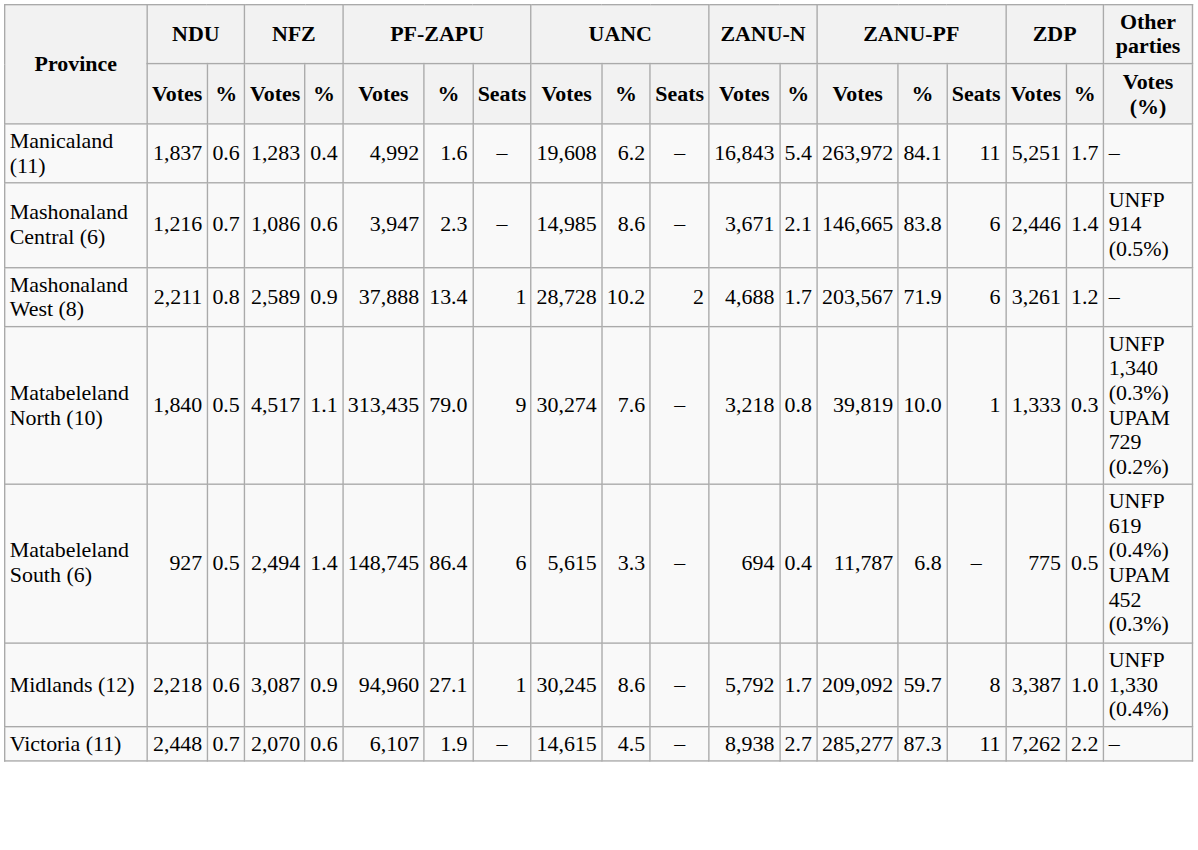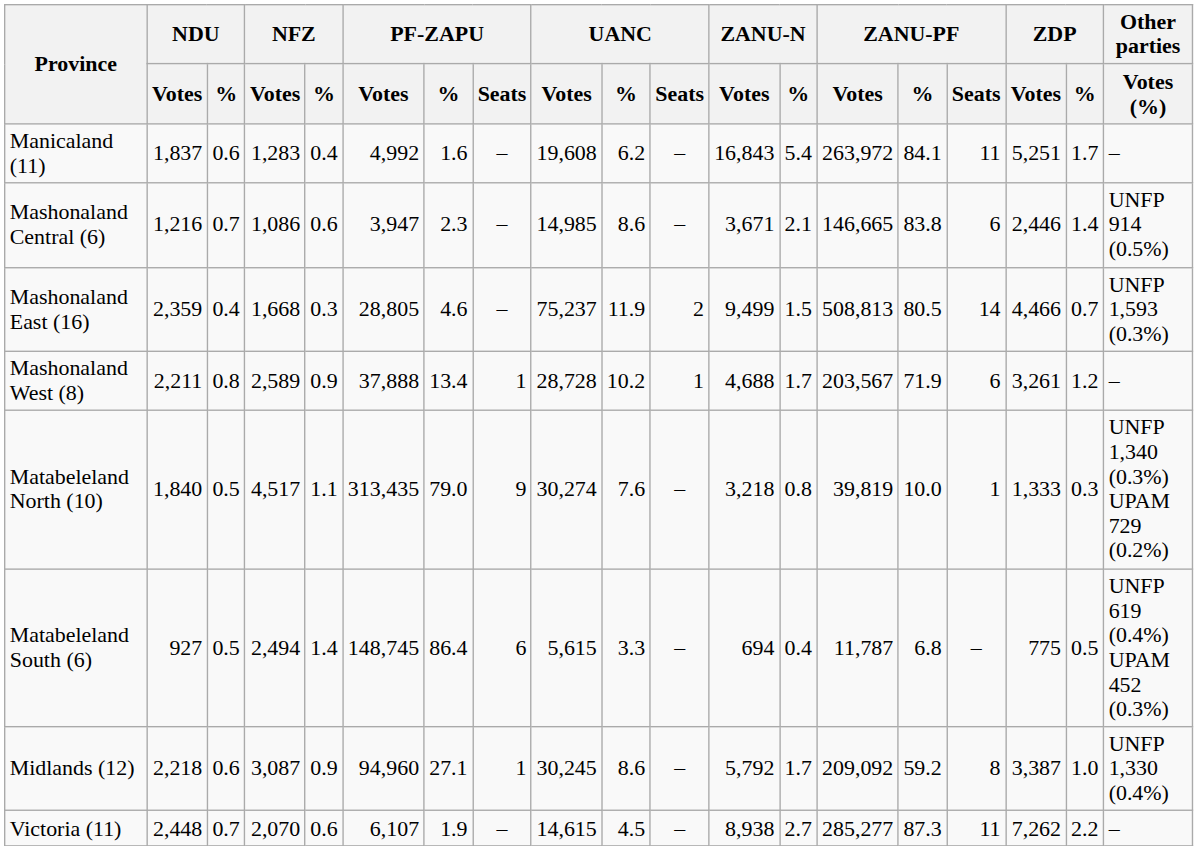+ row: (69, 308)
(699, 296) 2 -> (699, 380) 1
(923, 684) 59.7 -> (923, 768) 59.2
